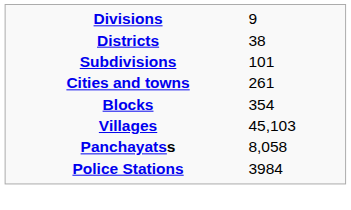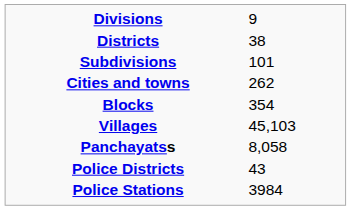(261, 83) 261 -> (261, 83) 262
+ row: (128, 169)
